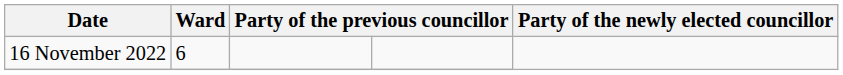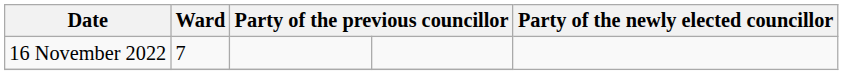(181, 52) 6 -> (181, 52) 7
